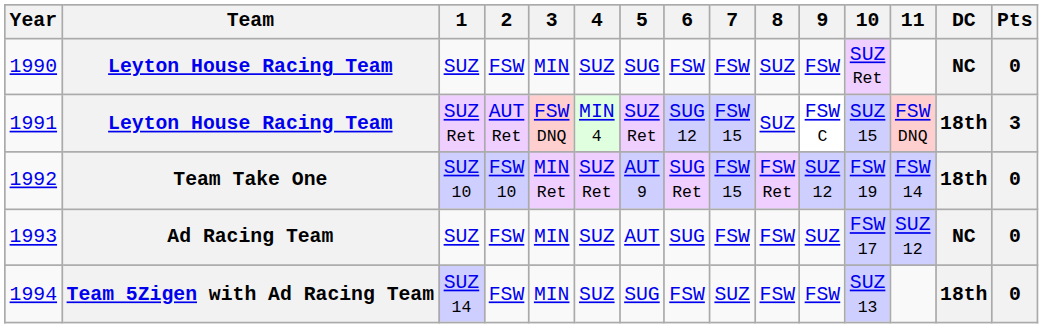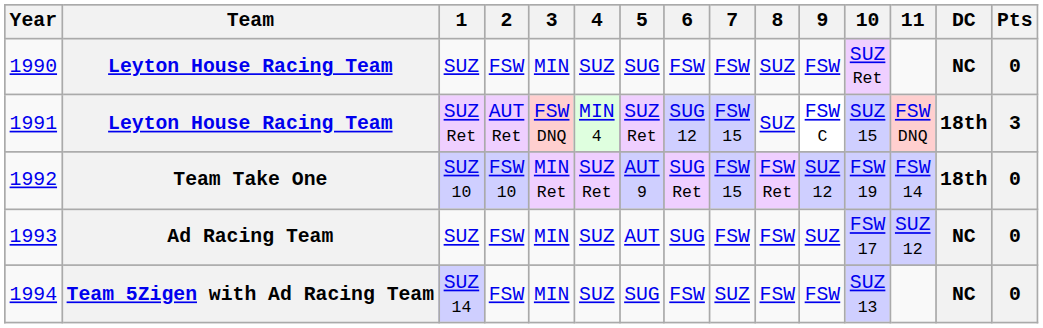(964, 294) 18th -> (964, 294) NC
